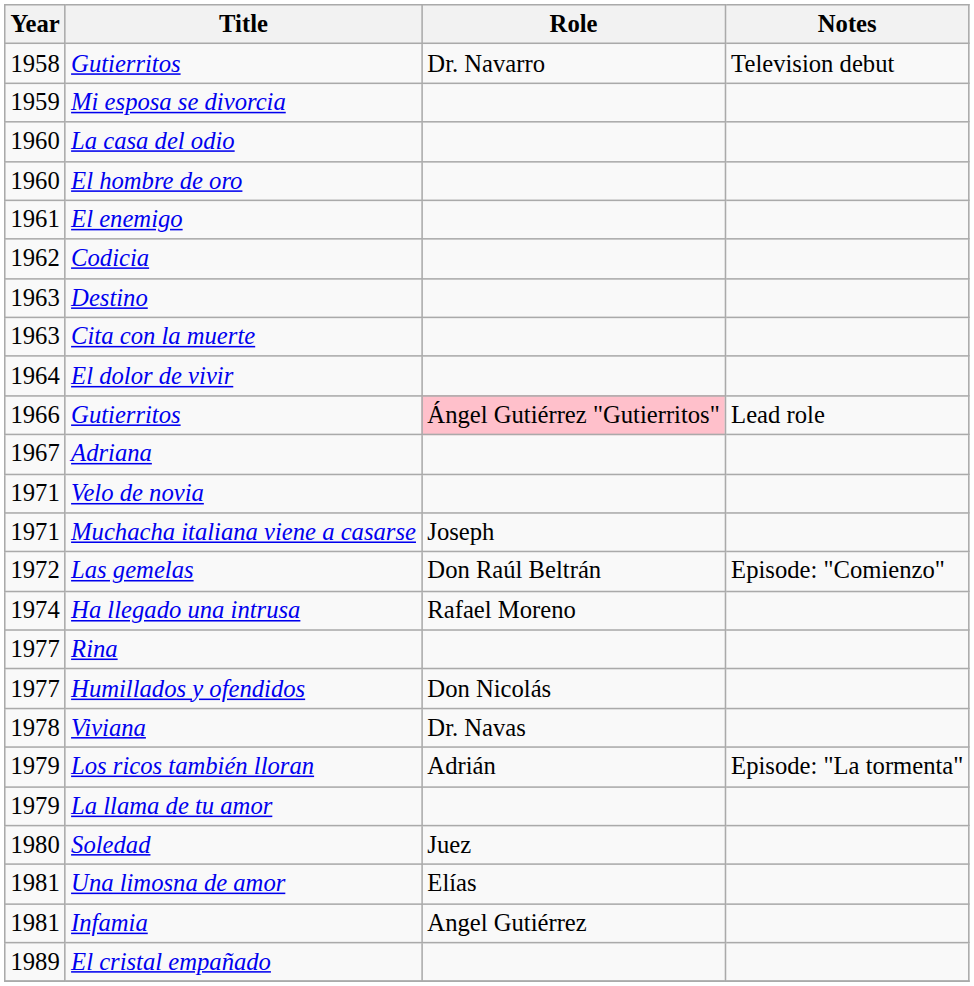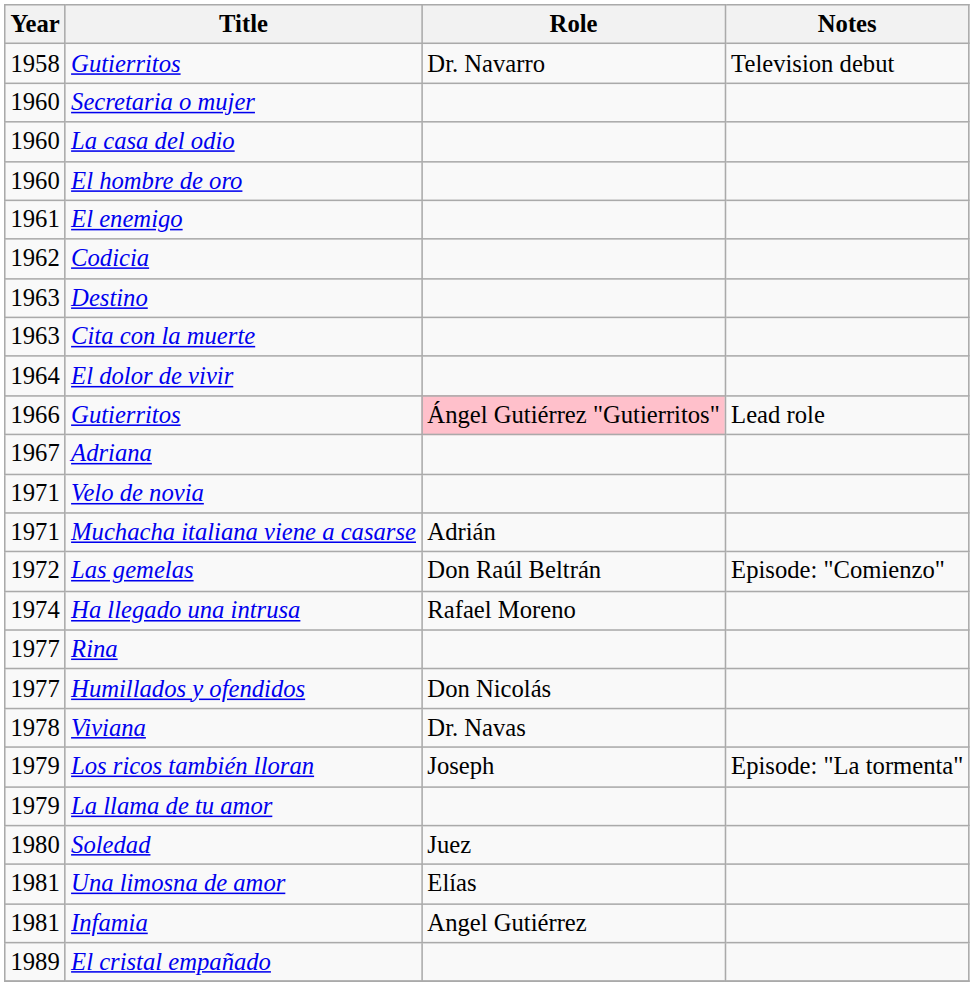- row: (35, 102)
+ row: (35, 102)
(461, 532) Joseph -> (462, 532) Adrián
(462, 766) Adrián -> (461, 766) Joseph
